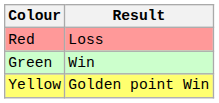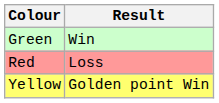rows swapped: (30, 63) <-> (21, 39)
